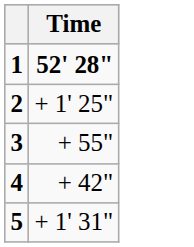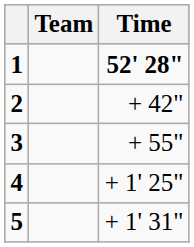+ column: (64, 24)
(74, 103) + 1' 25" -> (156, 103) + 42"
(85, 182) + 42" -> (144, 182) + 1' 25"
